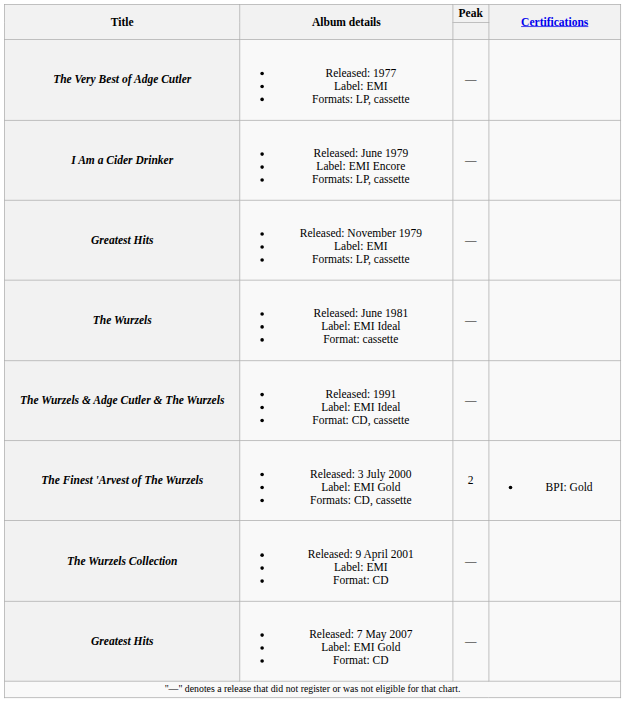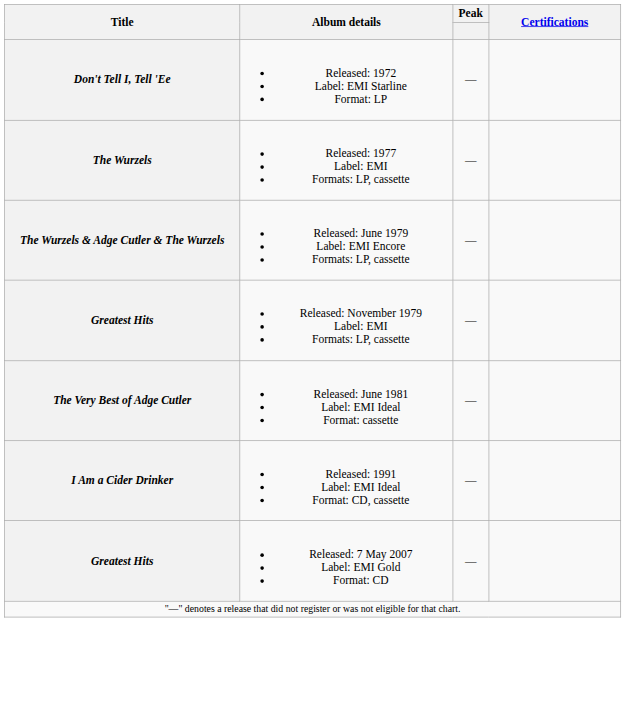+ row: (346, 86)
(122, 79) The Very Best of Adge Cutler -> (122, 160) The Wurzels
(122, 160) I Am a Cider Drinker -> (122, 240) The Wurzels & Adge Cutler & The Wurzels
(122, 320) The Wurzels -> (122, 400) The Very Best of Adge Cutler
(122, 400) The Wurzels & Adge Cutler & The Wurzels -> (122, 480) I Am a Cider Drinker
- row: (346, 487)
- row: (346, 567)
